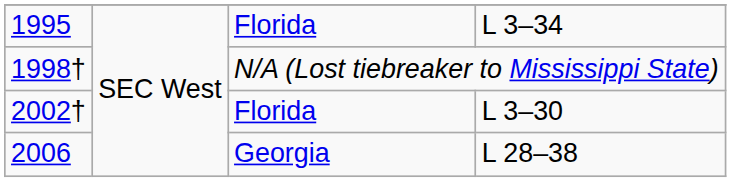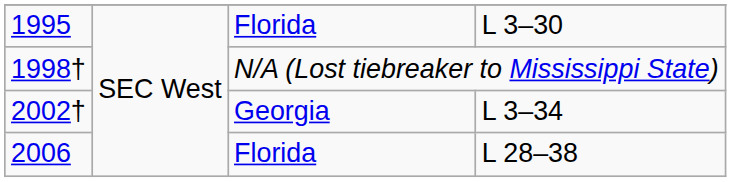(522, 25) L 3–34 -> (522, 25) L 3–30
(275, 111) Florida -> (282, 111) Georgia
(522, 111) L 3–30 -> (522, 111) L 3–34
(282, 153) Georgia -> (275, 153) Florida
